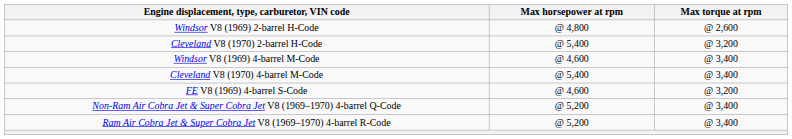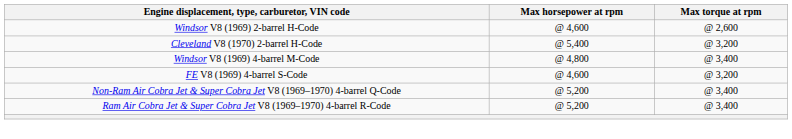(572, 28) @ 4,800 -> (572, 28) @ 4,600
(572, 59) @ 4,600 -> (572, 59) @ 4,800
- row: (247, 75)
